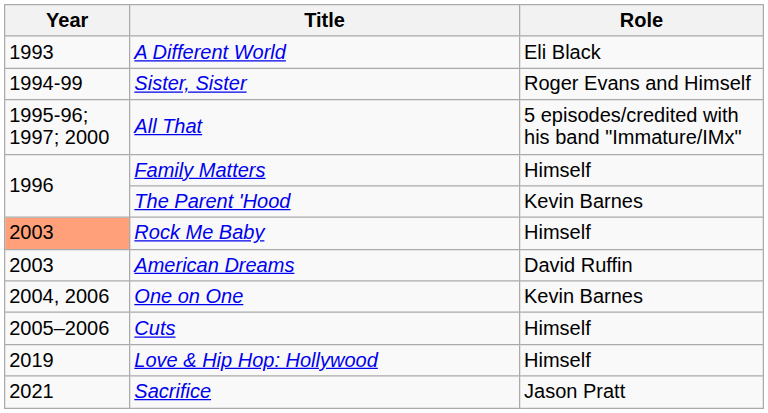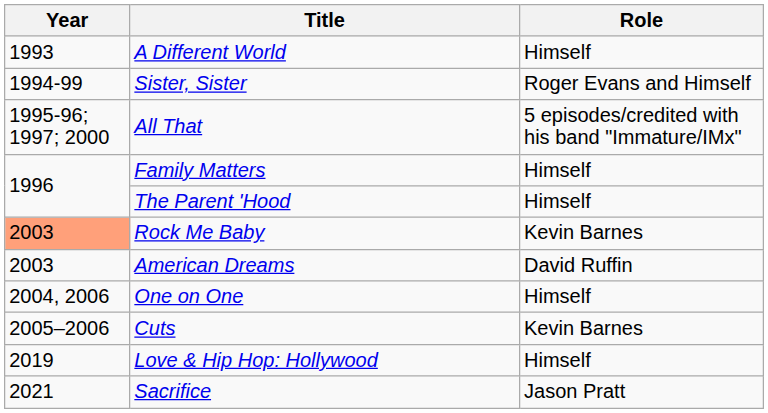(562, 52) Eli Black -> (557, 52) Himself
(584, 201) Kevin Barnes -> (557, 201) Himself
(557, 233) Himself -> (584, 233) Kevin Barnes
(584, 296) Kevin Barnes -> (557, 296) Himself
(557, 328) Himself -> (584, 328) Kevin Barnes
